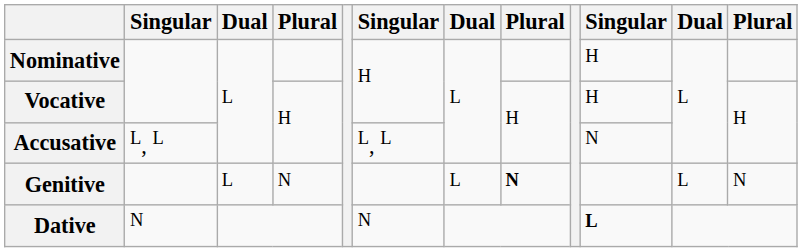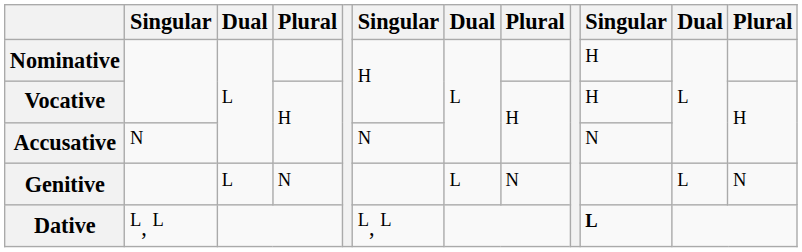(147, 142) L, L -> (137, 138) N
(375, 142) L, L -> (364, 138) N
(512, 184) bold -> (512, 179) normal
(137, 221) N -> (147, 225) L, L
(364, 221) N -> (375, 225) L, L
